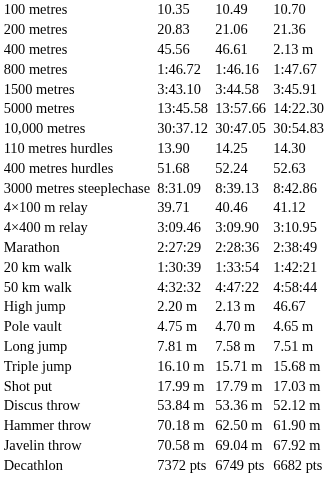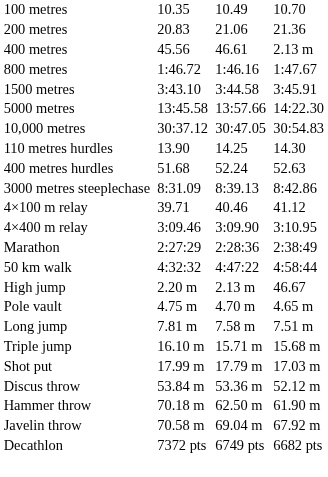- row: (38, 267)
